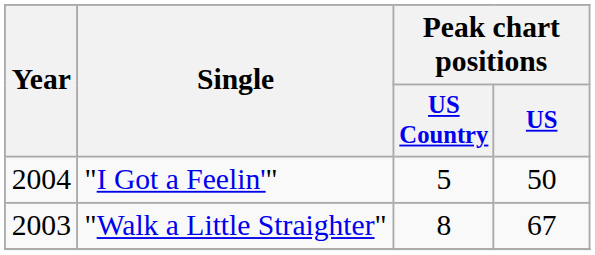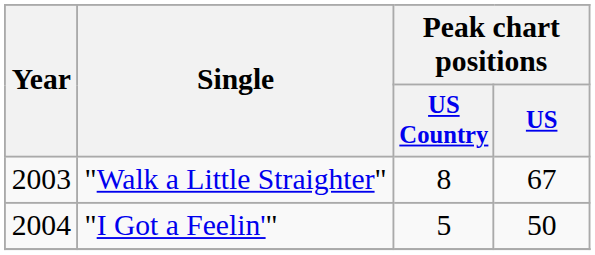rows swapped: (236, 226) <-> (181, 179)
